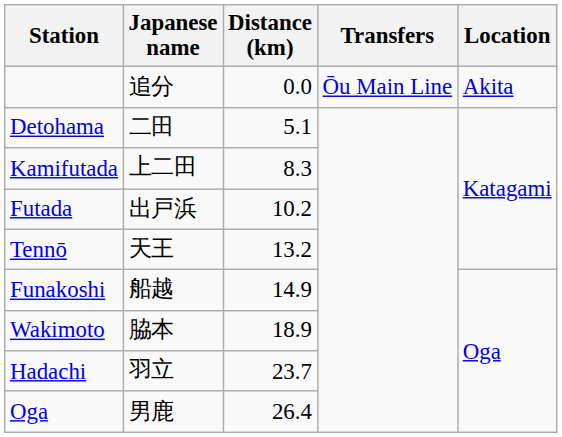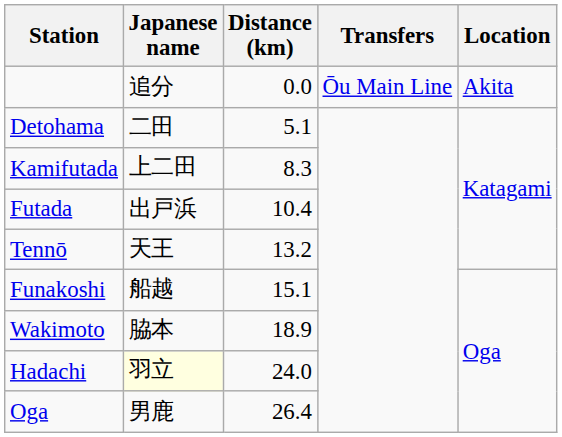(292, 208) 10.2 -> (292, 208) 10.4
(292, 289) 14.9 -> (292, 289) 15.1
(151, 370) no background -> (151, 370) lightyellow background
(292, 370) 23.7 -> (292, 370) 24.0
